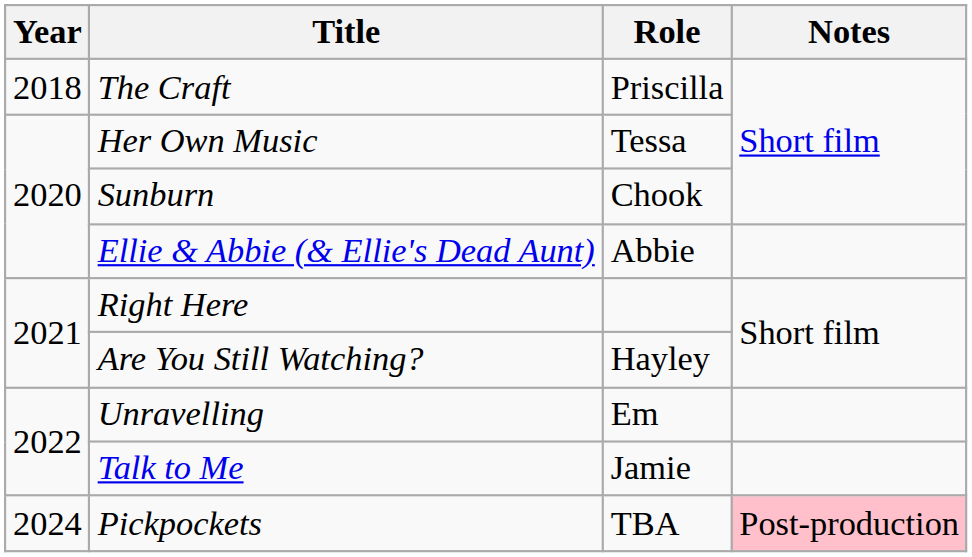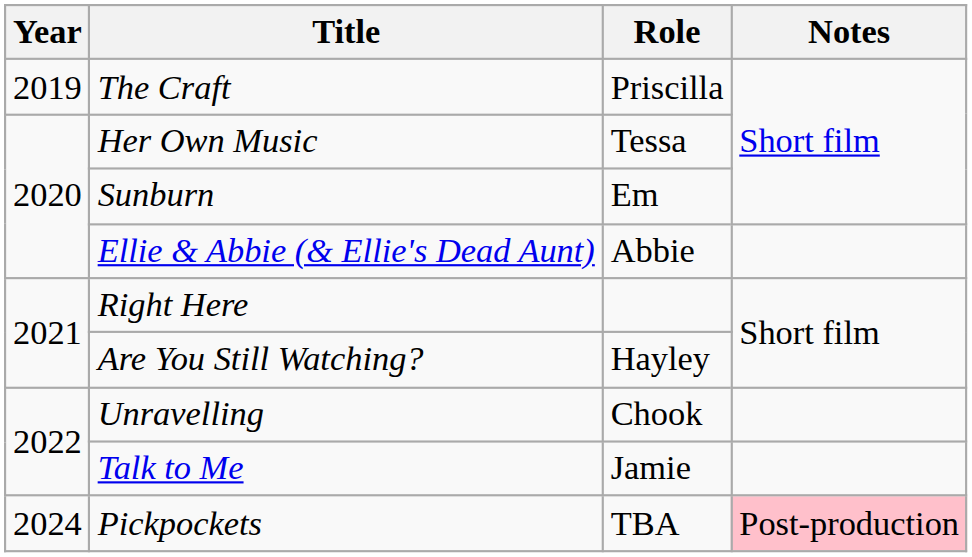(47, 86) 2018 -> (47, 86) 2019
(657, 195) Chook -> (635, 195) Em
(635, 413) Em -> (657, 413) Chook
